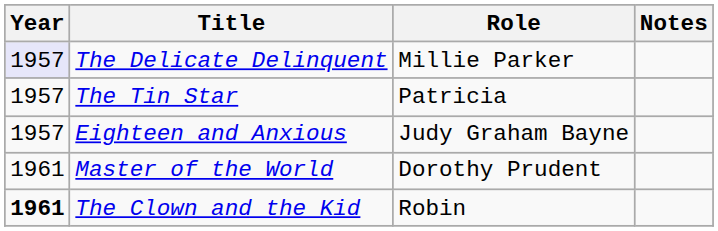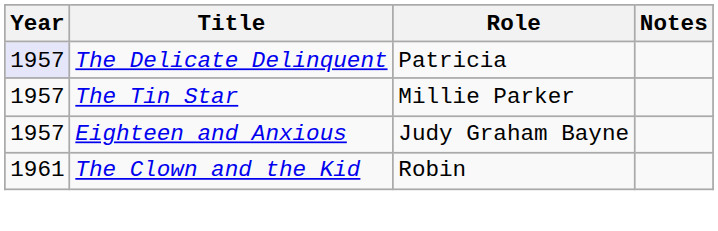(487, 60) Millie Parker -> (453, 60) Patricia
(453, 97) Patricia -> (487, 97) Millie Parker
- row: (204, 171)
(37, 208) bold -> (37, 171) normal
